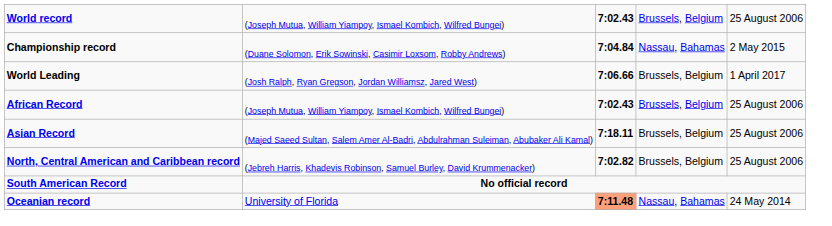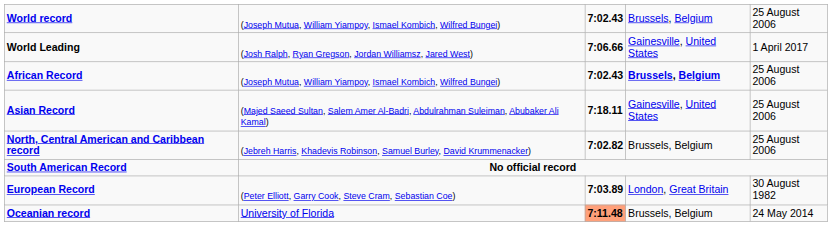- row: (61, 47)
(681, 76) Brussels, Belgium -> (672, 47) Gainesville, United States
(681, 104) normal -> (674, 76) bold
(681, 133) Brussels, Belgium -> (672, 110) Gainesville, United States
+ row: (51, 190)
(682, 201) Nassau, Bahamas -> (670, 213) Brussels, Belgium
